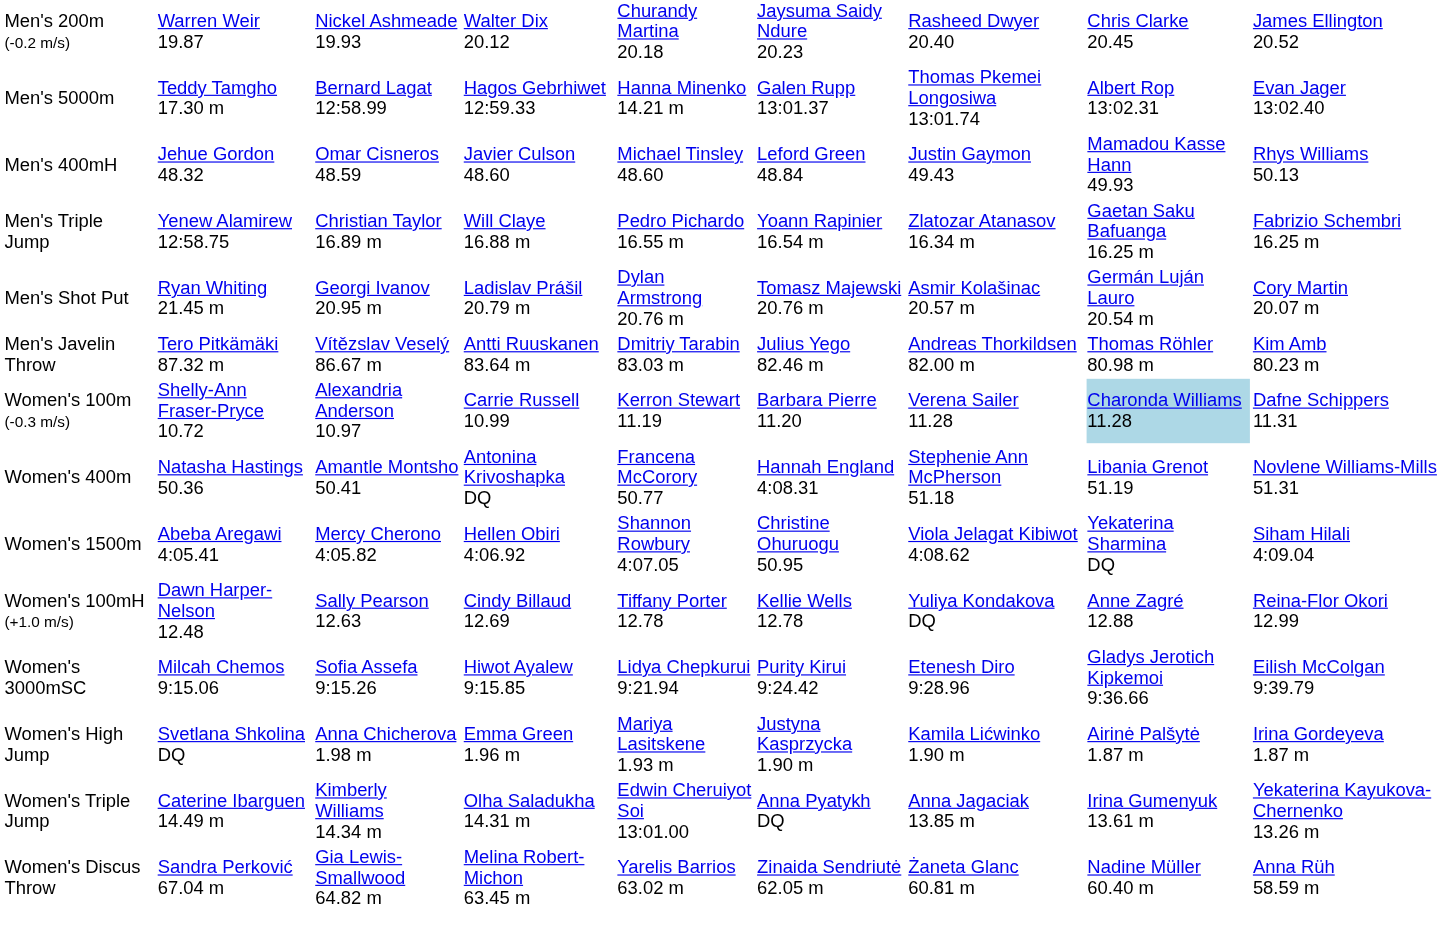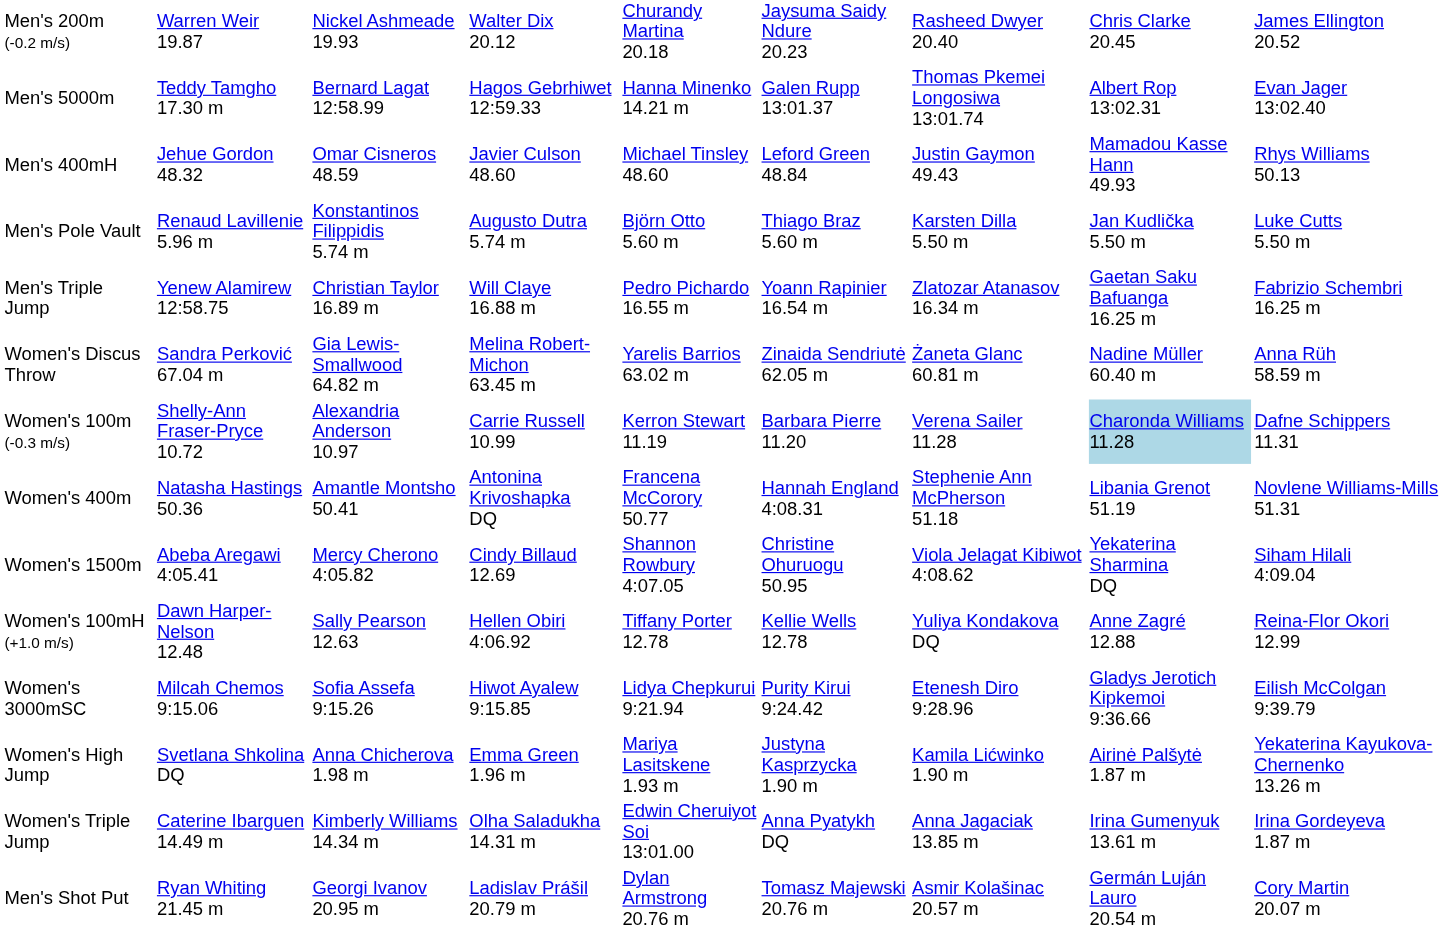+ row: (73, 231)
rows swapped: (67, 298) <-> (72, 877)
- row: (60, 354)
(512, 544) Hellen Obiri 4:06.92 -> (523, 565) Cindy Billaud 12.69
(517, 611) Cindy Billaud 12.69 -> (517, 631) Hellen Obiri 4:06.92
(1318, 744) Irina Gordeyeva 1.87 m -> (1343, 765) Yekaterina Kayukova-Chernenko 13.26 m
(1342, 811) Yekaterina Kayukova-Chernenko 13.26 m -> (1320, 831) Irina Gordeyeva 1.87 m
